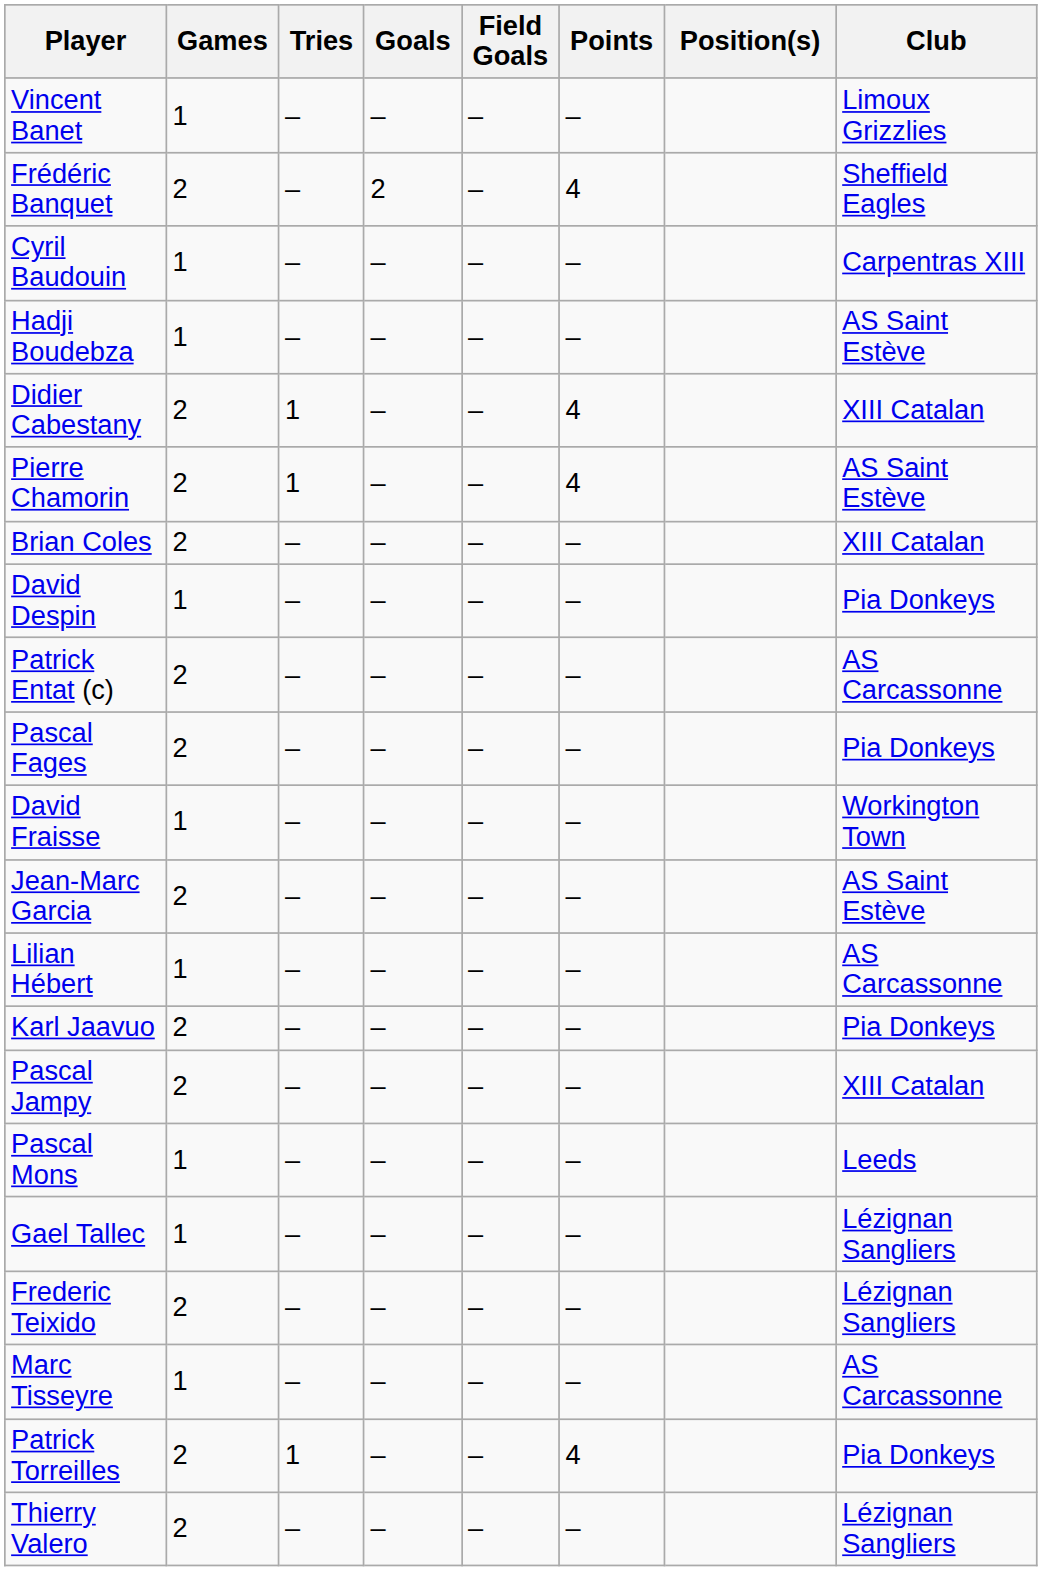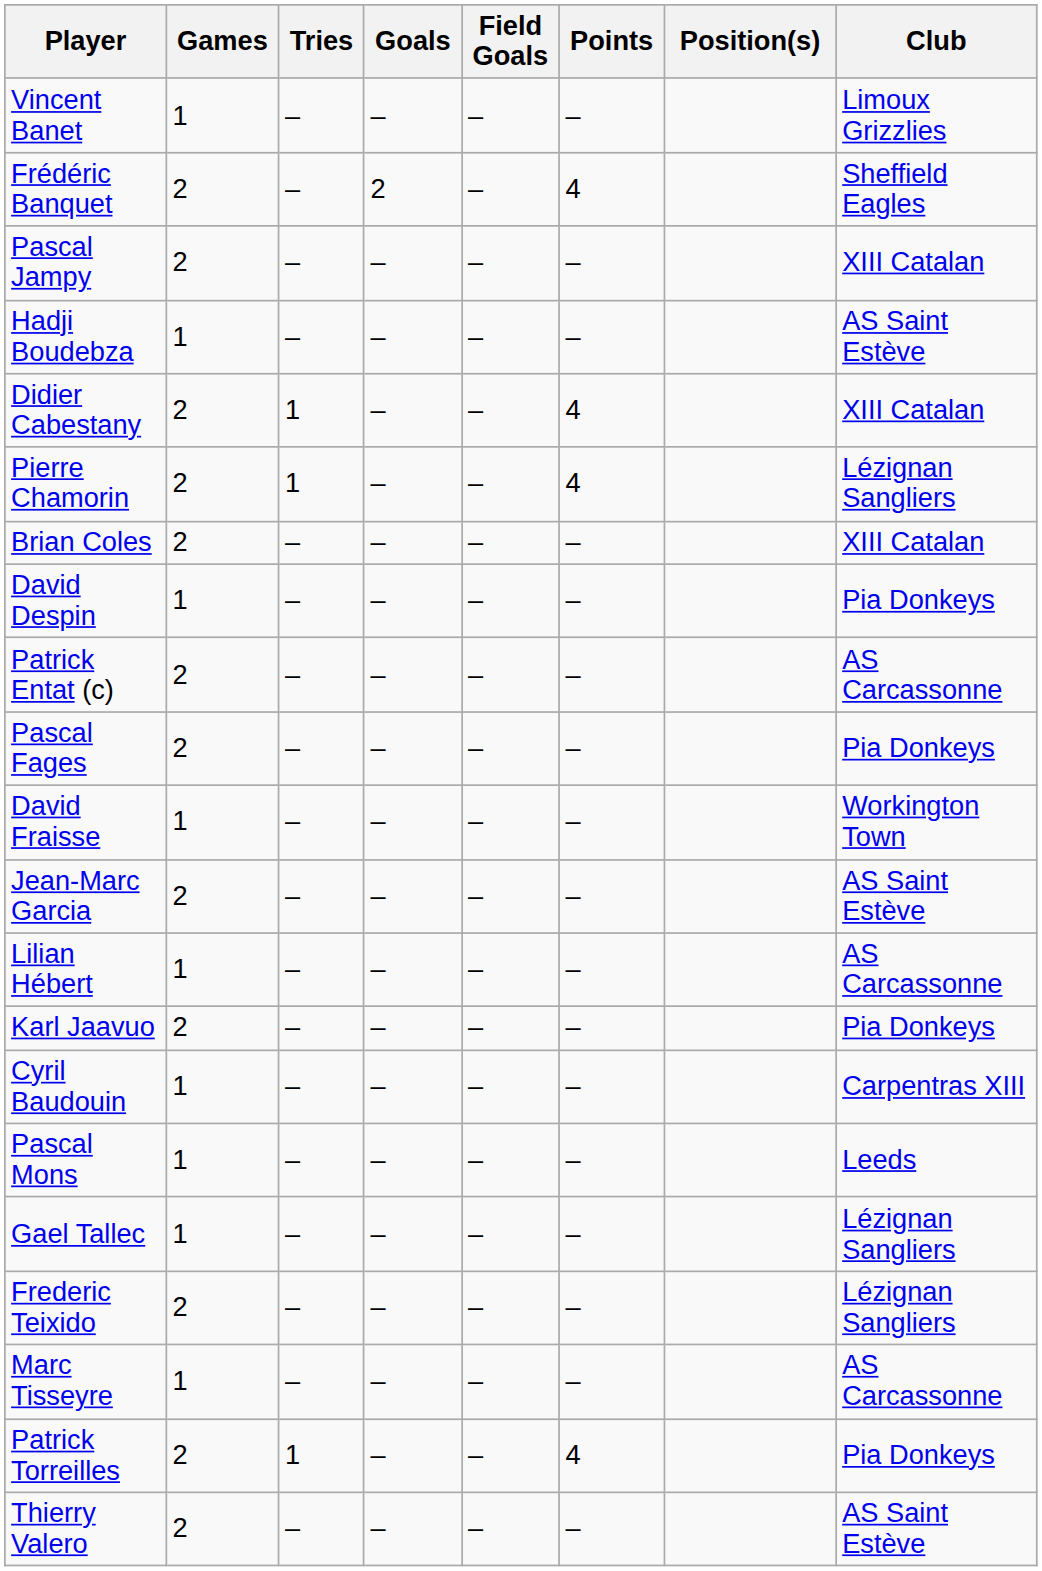rows swapped: (69, 262) <-> (52, 1086)
(895, 483) AS Saint Estève -> (899, 483) Lézignan Sangliers
(899, 1528) Lézignan Sangliers -> (895, 1528) AS Saint Estève
